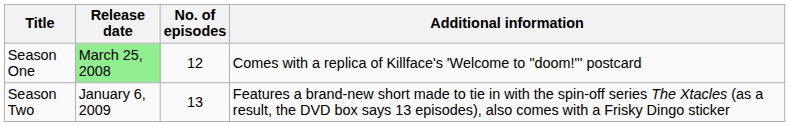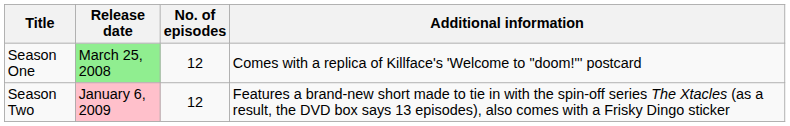(112, 102) no background -> (112, 102) pink background
(195, 102) 13 -> (195, 102) 12
